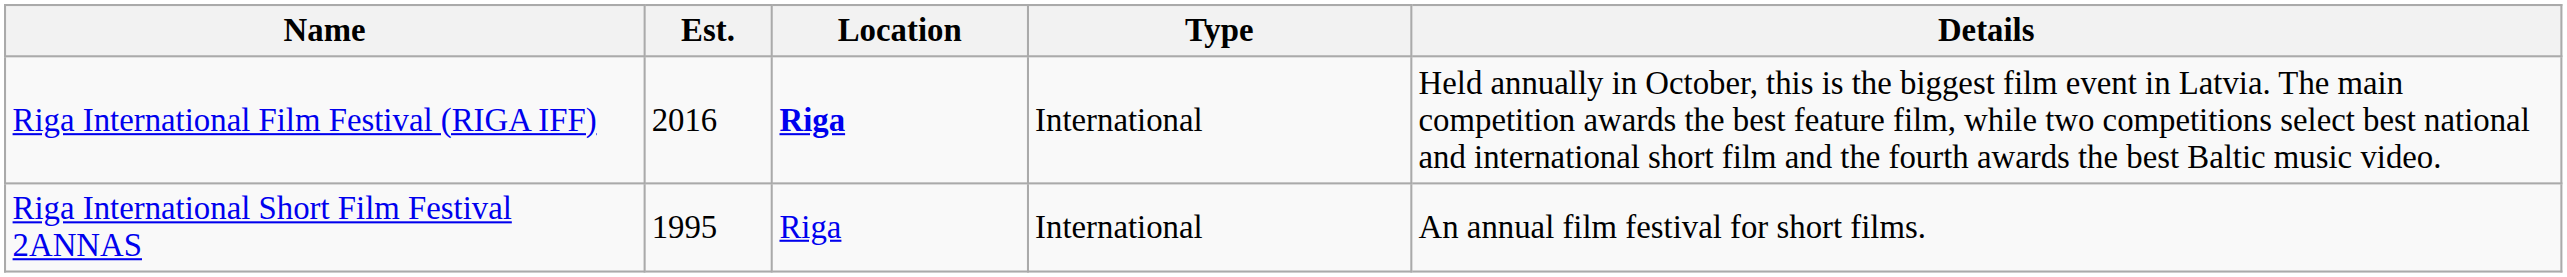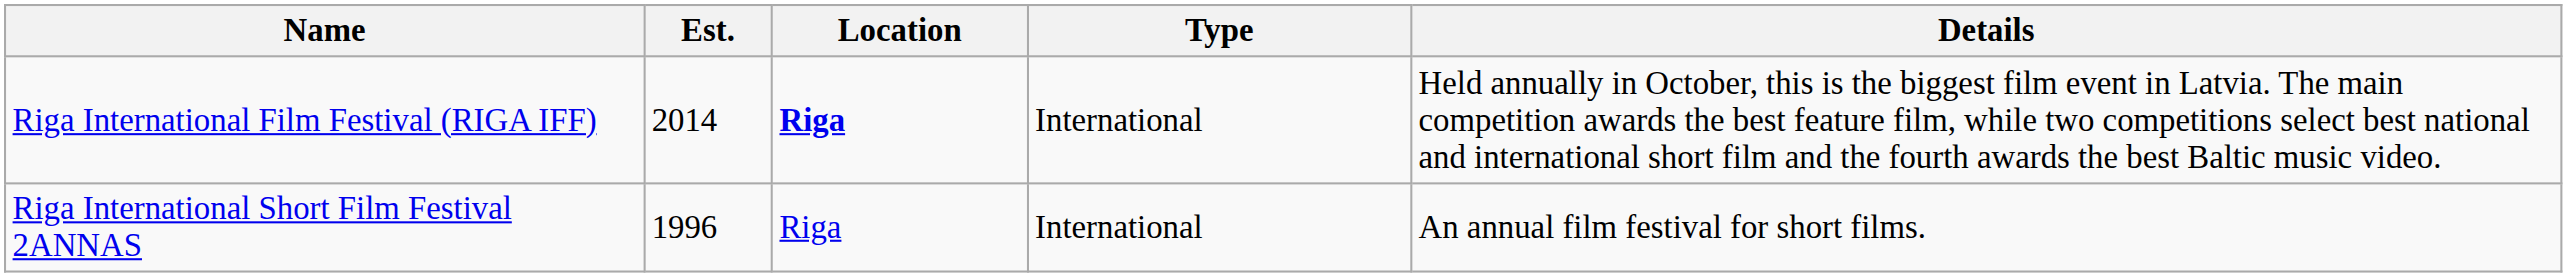(684, 119) 2016 -> (684, 119) 2014
(684, 226) 1995 -> (684, 226) 1996
